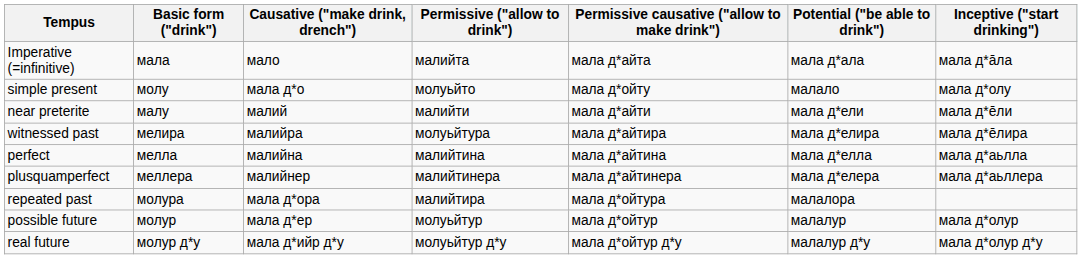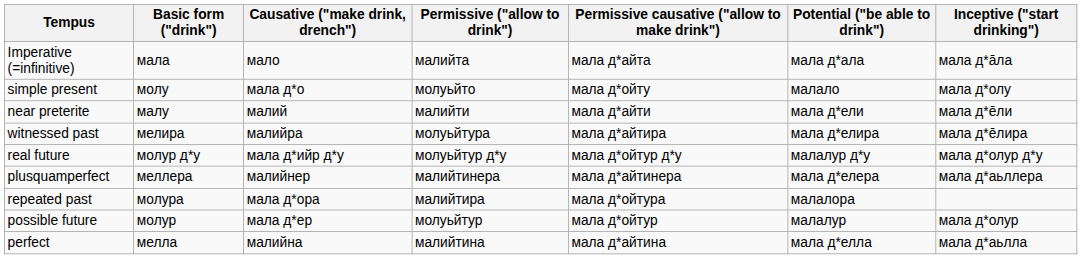rows swapped: (29, 155) <-> (39, 242)
